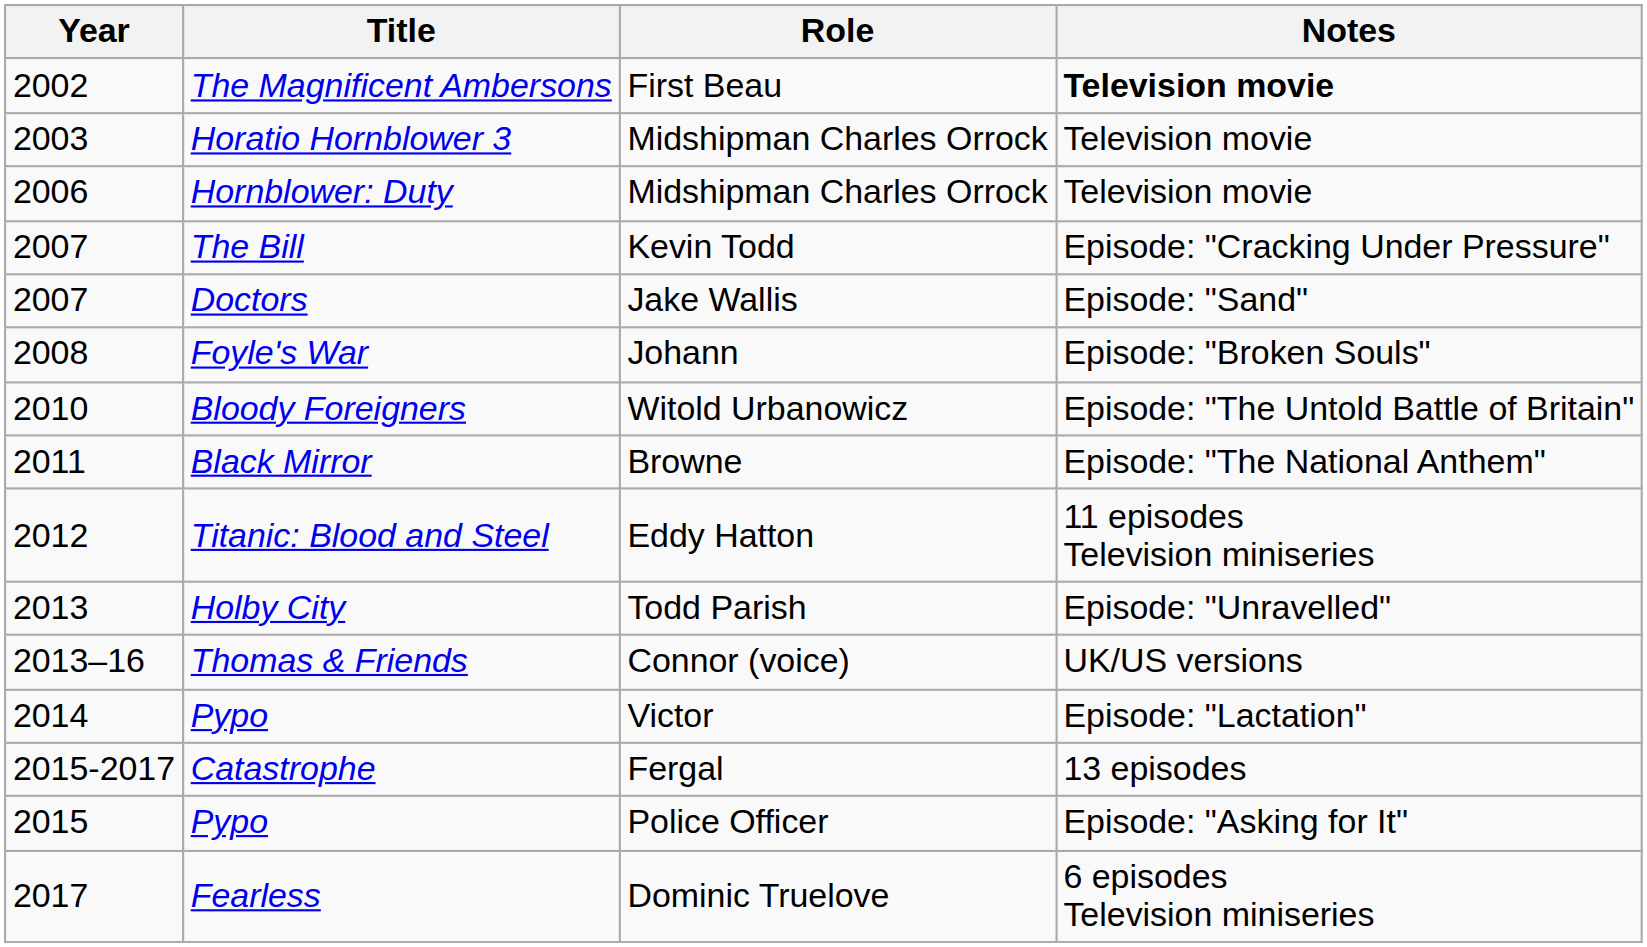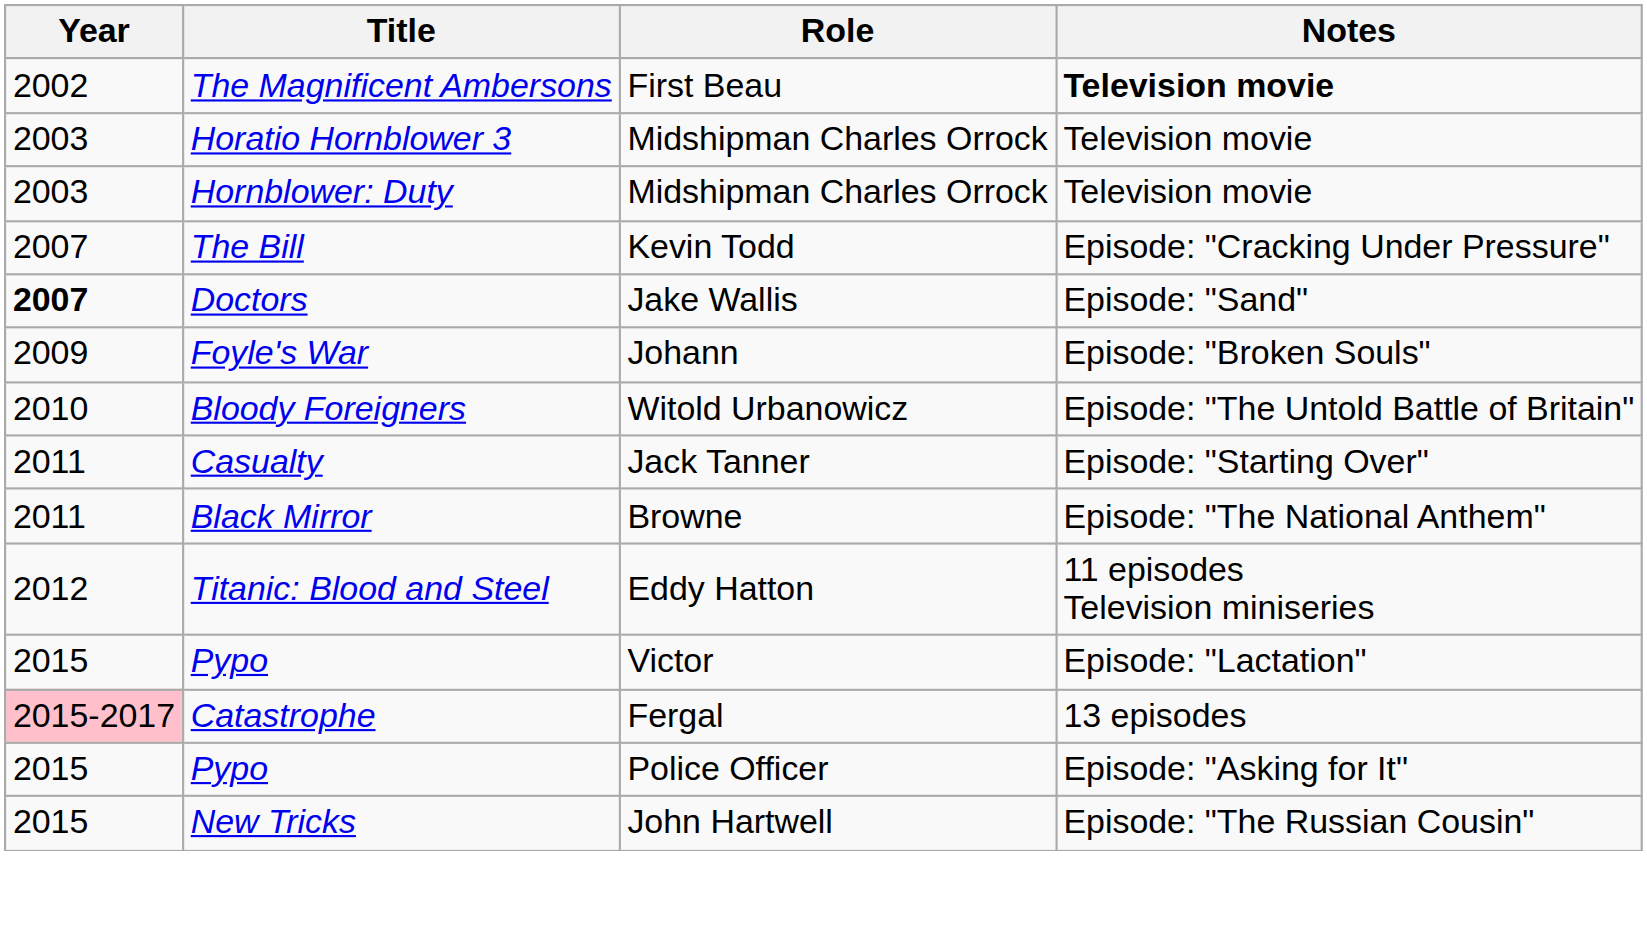(51, 192) 2006 -> (51, 192) 2003
(51, 300) normal -> (51, 300) bold
(51, 354) 2008 -> (51, 354) 2009
+ row: (257, 461)
- row: (268, 607)
- row: (329, 661)
(51, 715) 2014 -> (51, 661) 2015
(94, 768) no background -> (94, 715) pink background
+ row: (273, 822)
- row: (256, 895)
